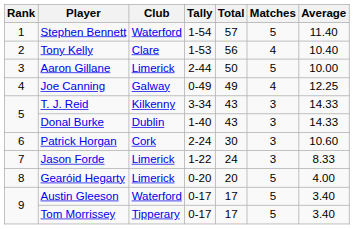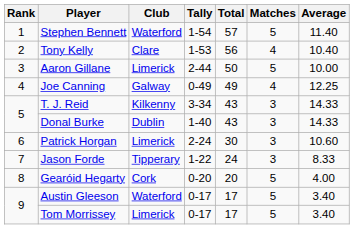(144, 141) Cork -> (153, 141) Limerick
(153, 159) Limerick -> (156, 159) Tipperary
(153, 178) Limerick -> (144, 178) Cork
(156, 214) Tipperary -> (153, 214) Limerick
